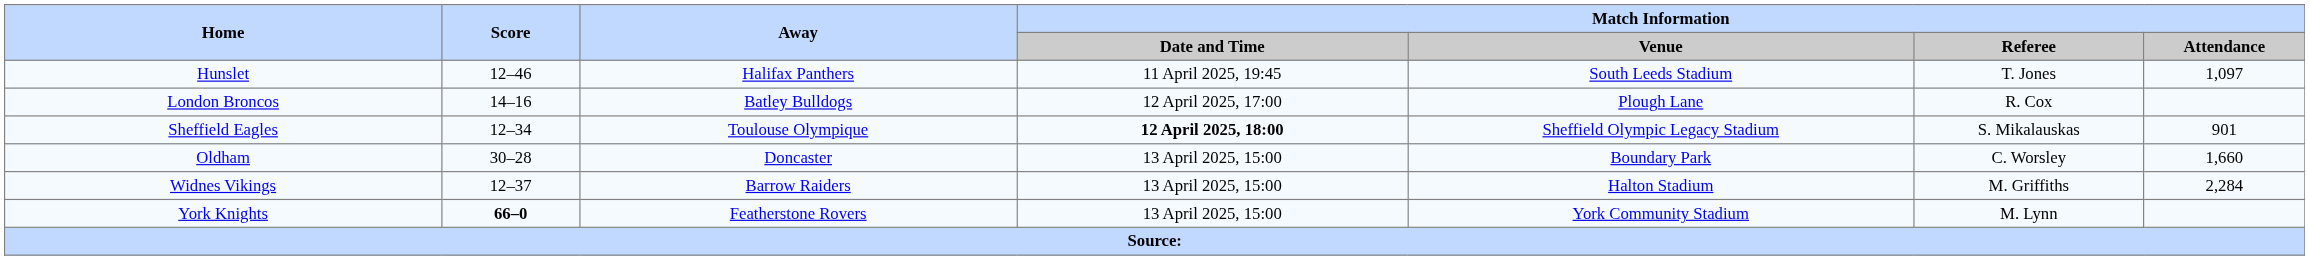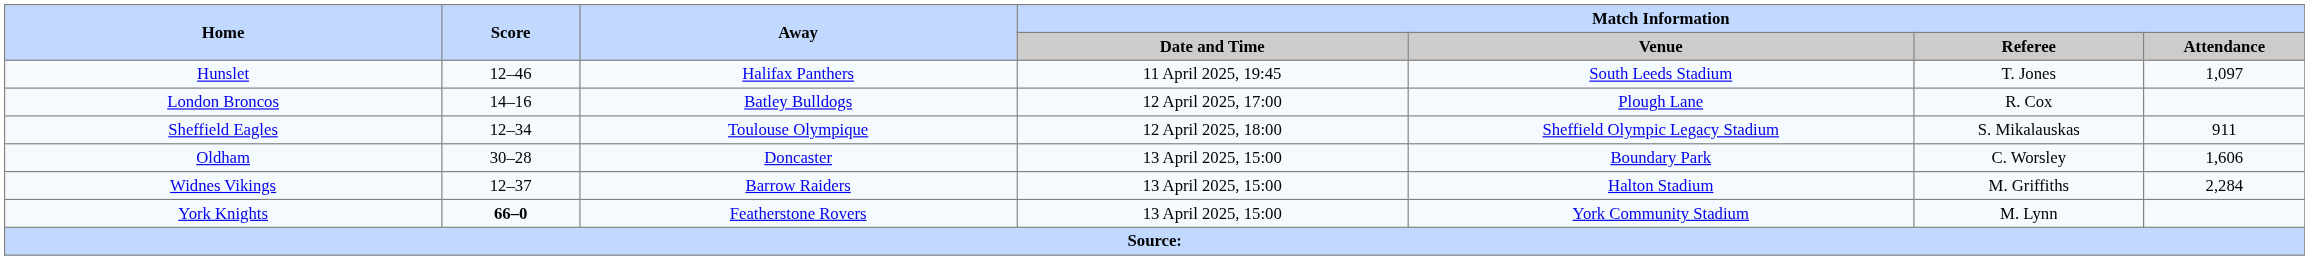(1212, 129) bold -> (1212, 129) normal
(2224, 129) 901 -> (2224, 129) 911
(2224, 157) 1,660 -> (2224, 157) 1,606
